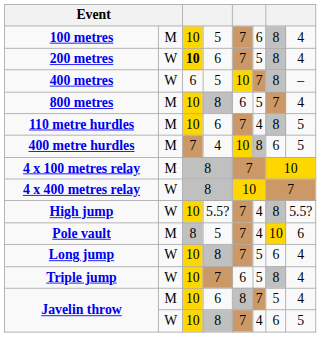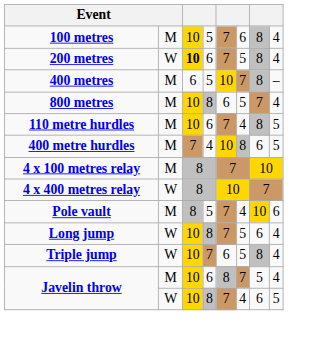(171, 80) W -> (171, 80) M
- row: (82, 211)
